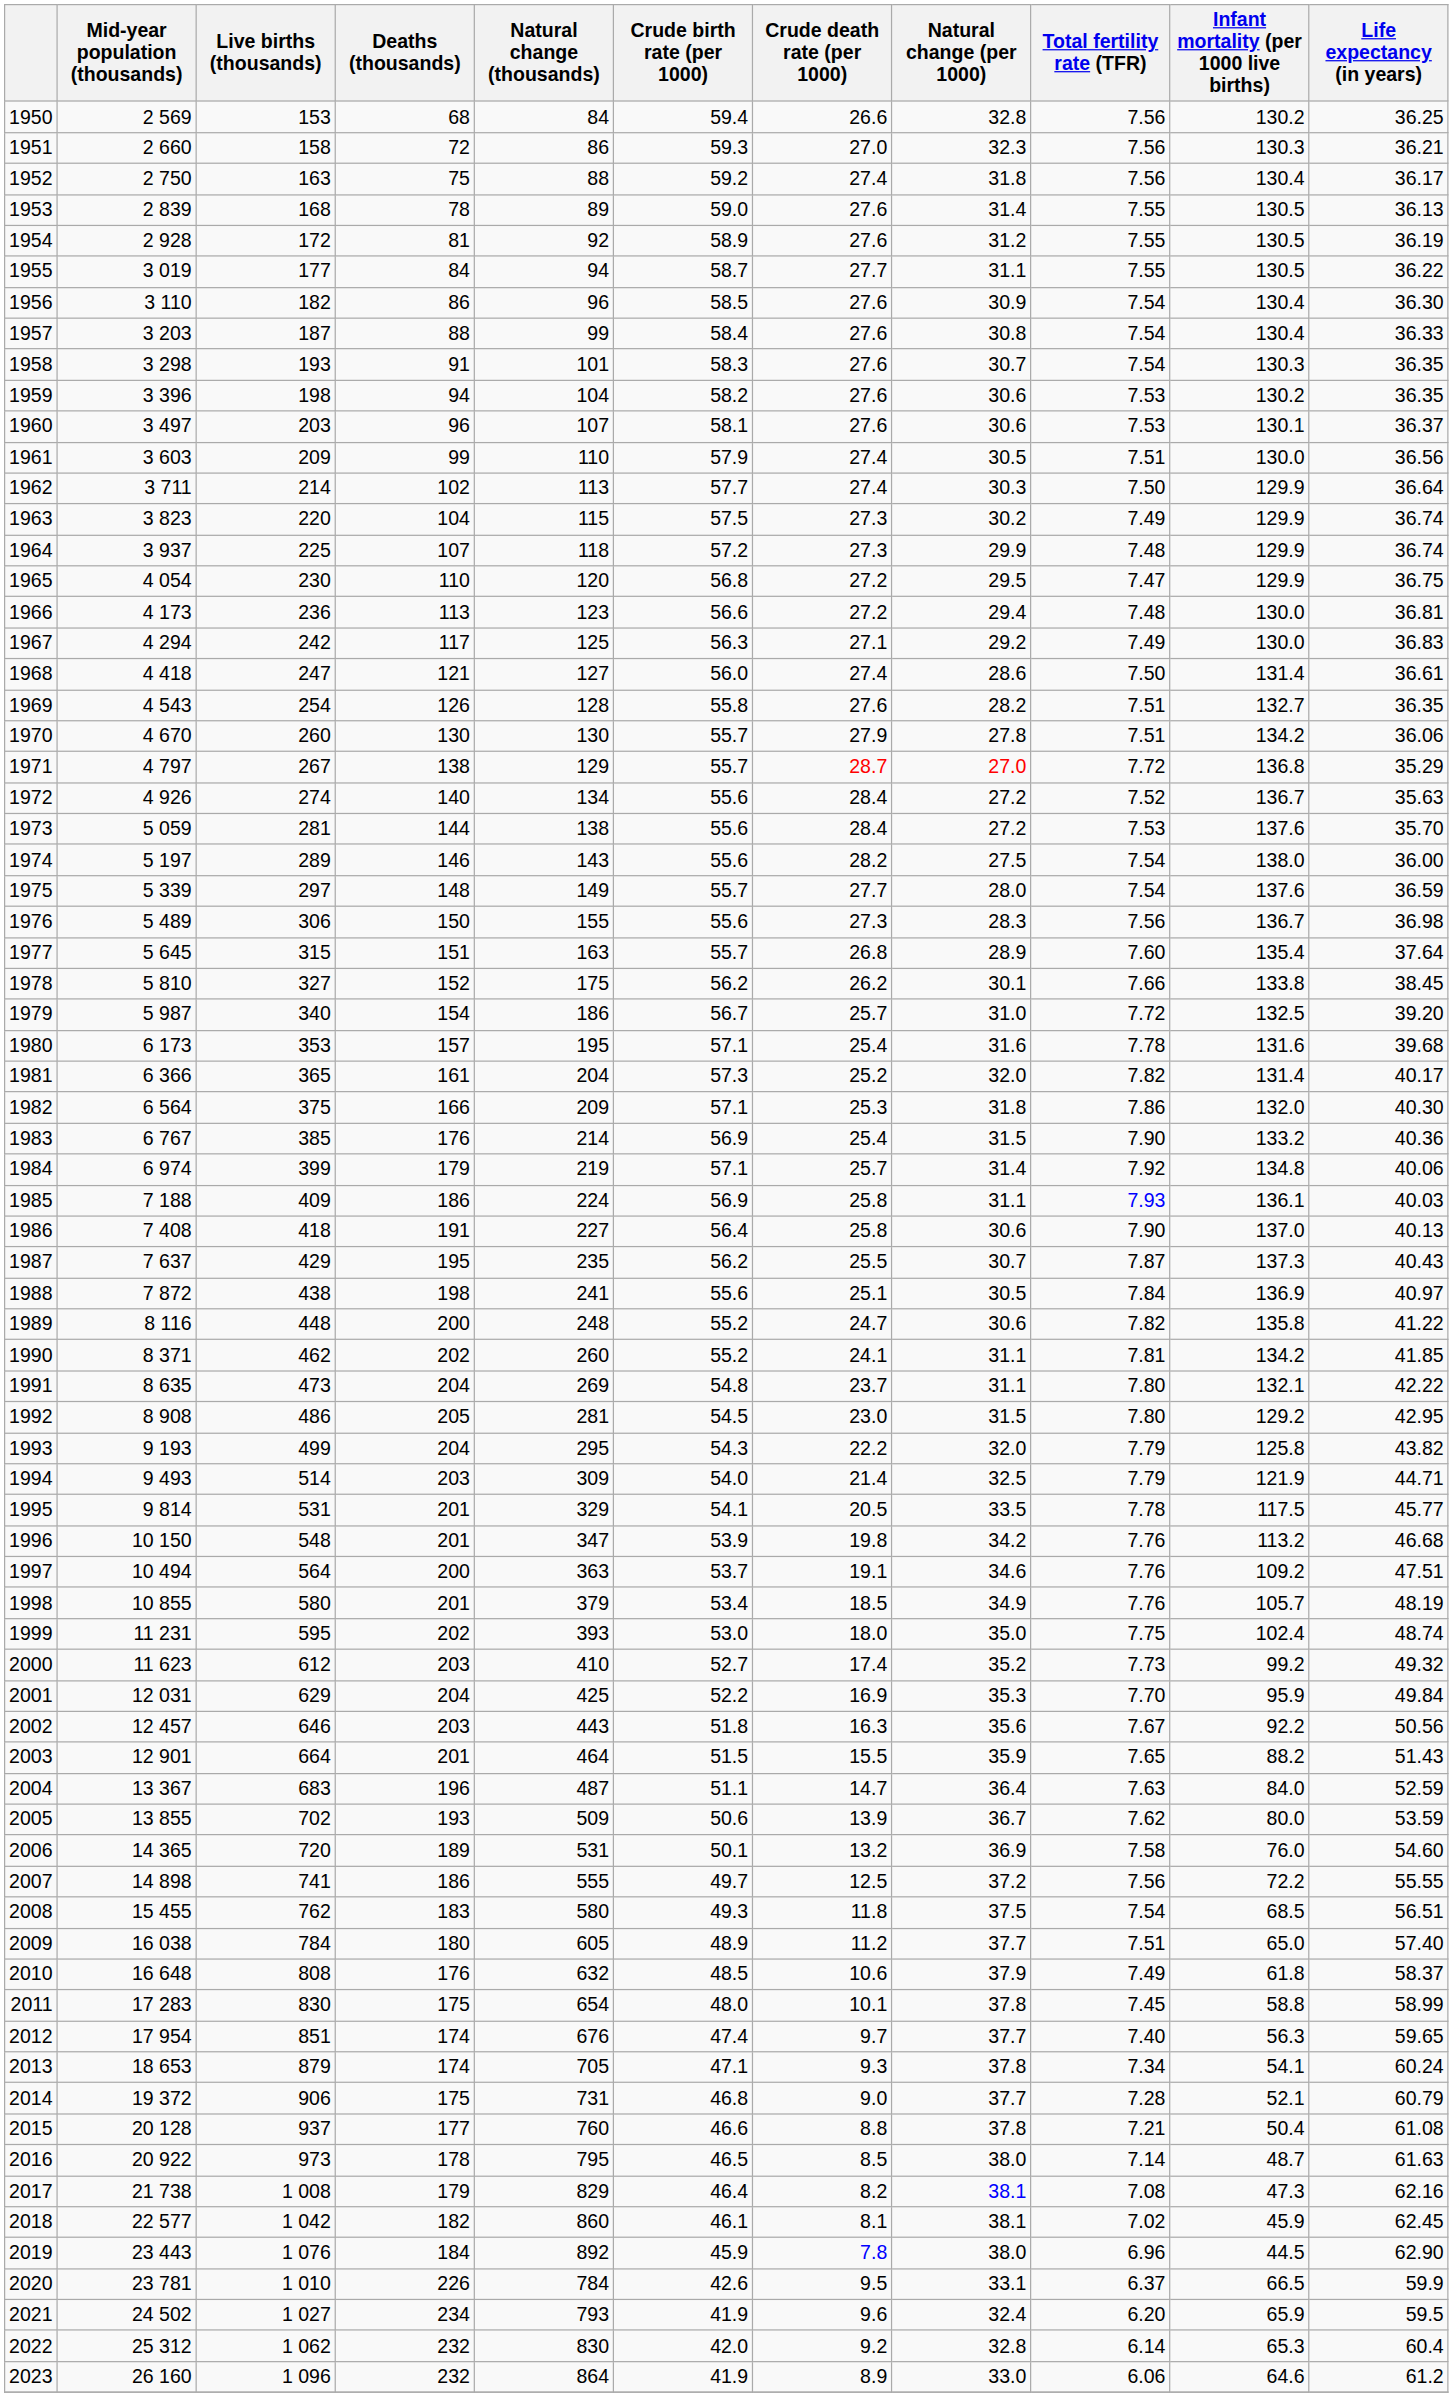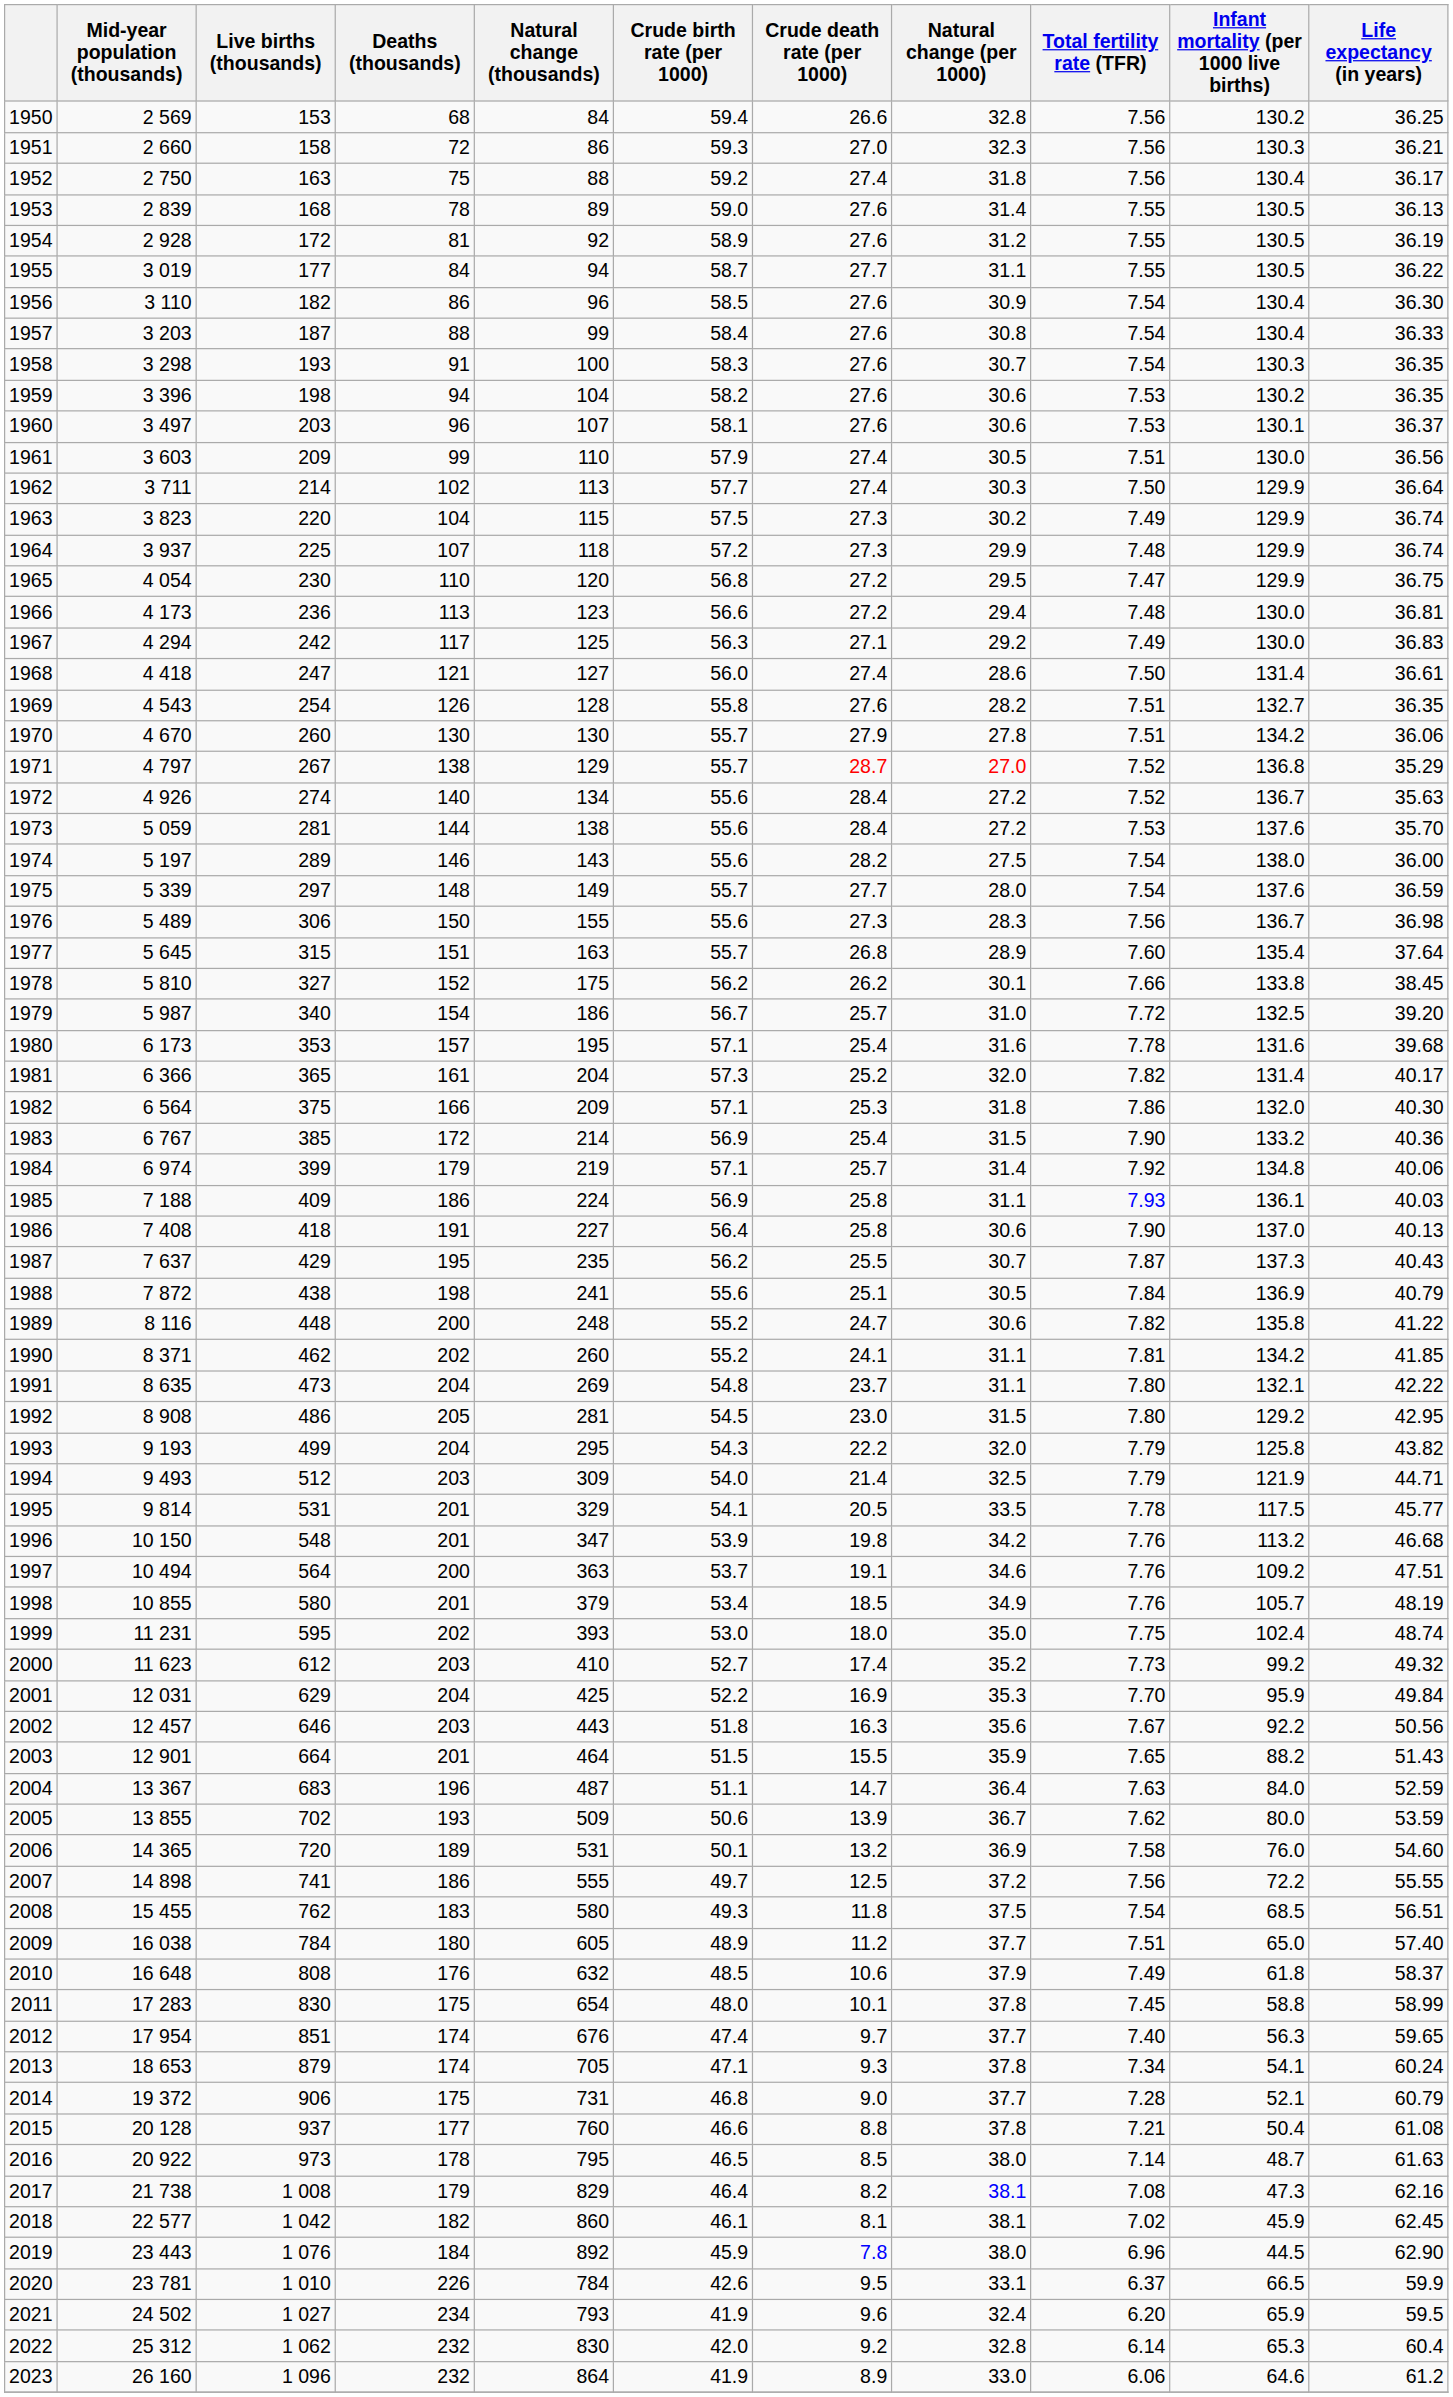(587, 364) 101 -> (587, 364) 100
(1146, 766) 7.72 -> (1146, 766) 7.52
(448, 1138) 176 -> (448, 1138) 172
(1419, 1293) 40.97 -> (1419, 1293) 40.79
(309, 1478) 514 -> (309, 1478) 512
